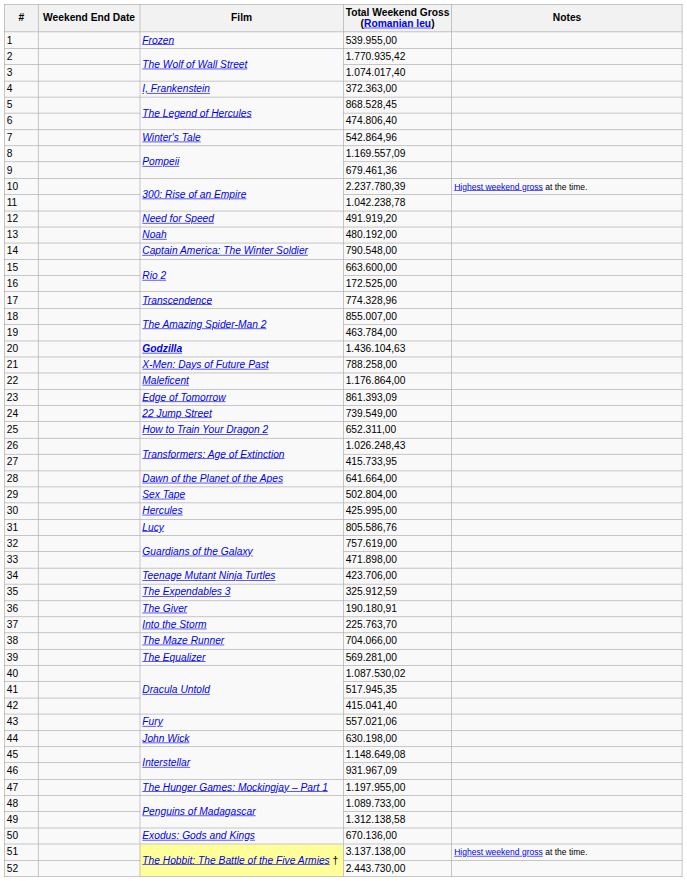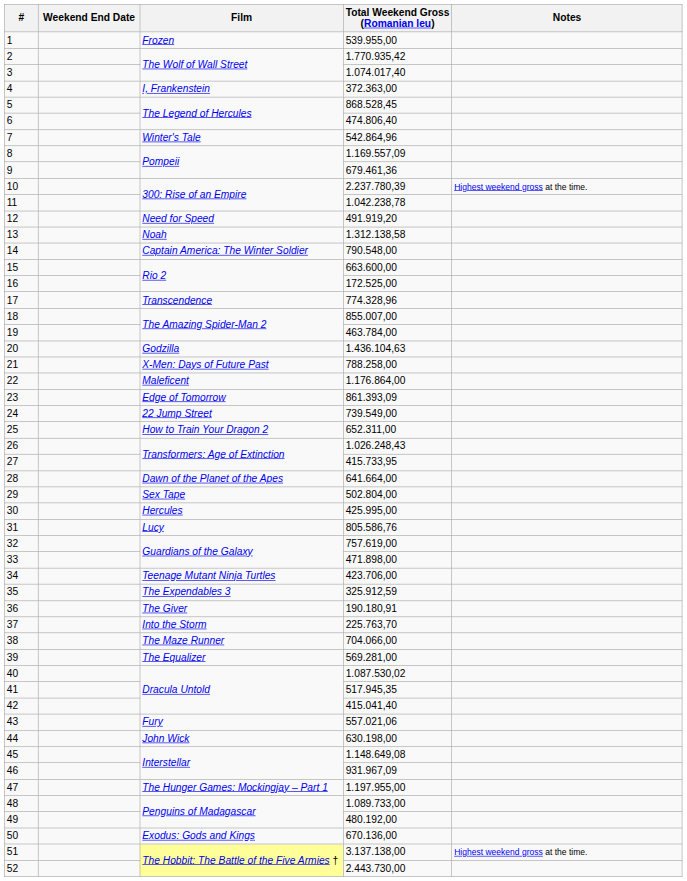(371, 235) 480.192,00 -> (376, 235) 1.312.138,58
(162, 348) bold -> (161, 348) normal
(376, 819) 1.312.138,58 -> (371, 819) 480.192,00
